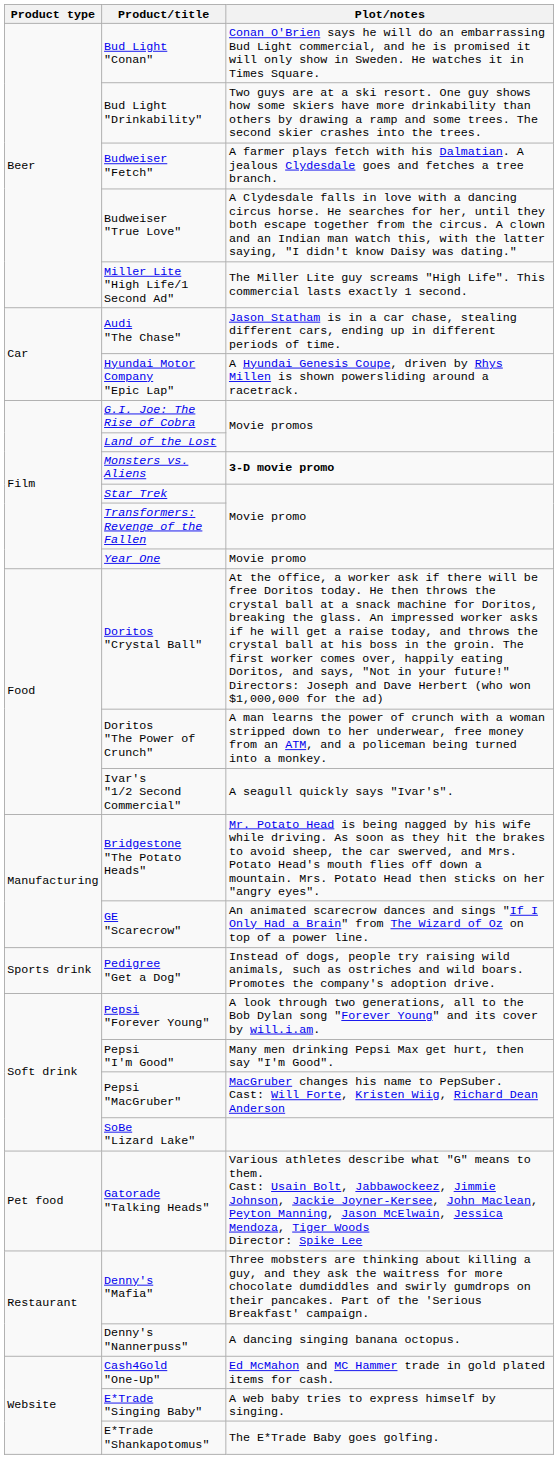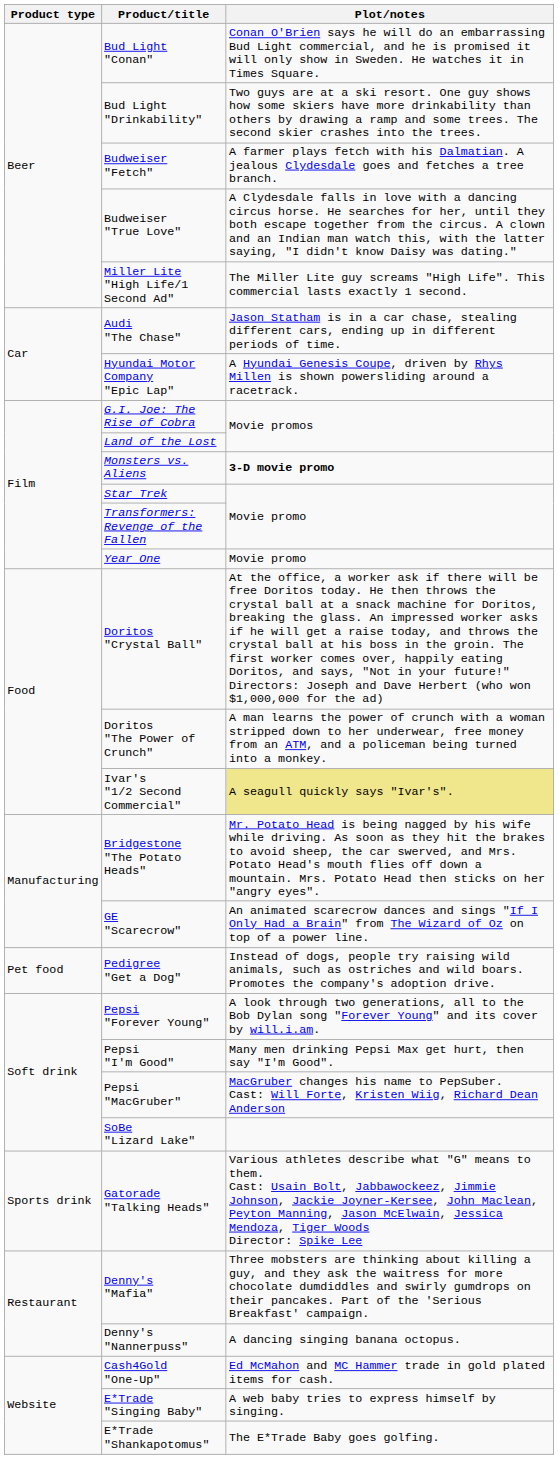(341, 792) no background -> (341, 792) khaki background
(49, 970) Sports drink -> (35, 970) Pet food
(35, 1201) Pet food -> (49, 1201) Sports drink
